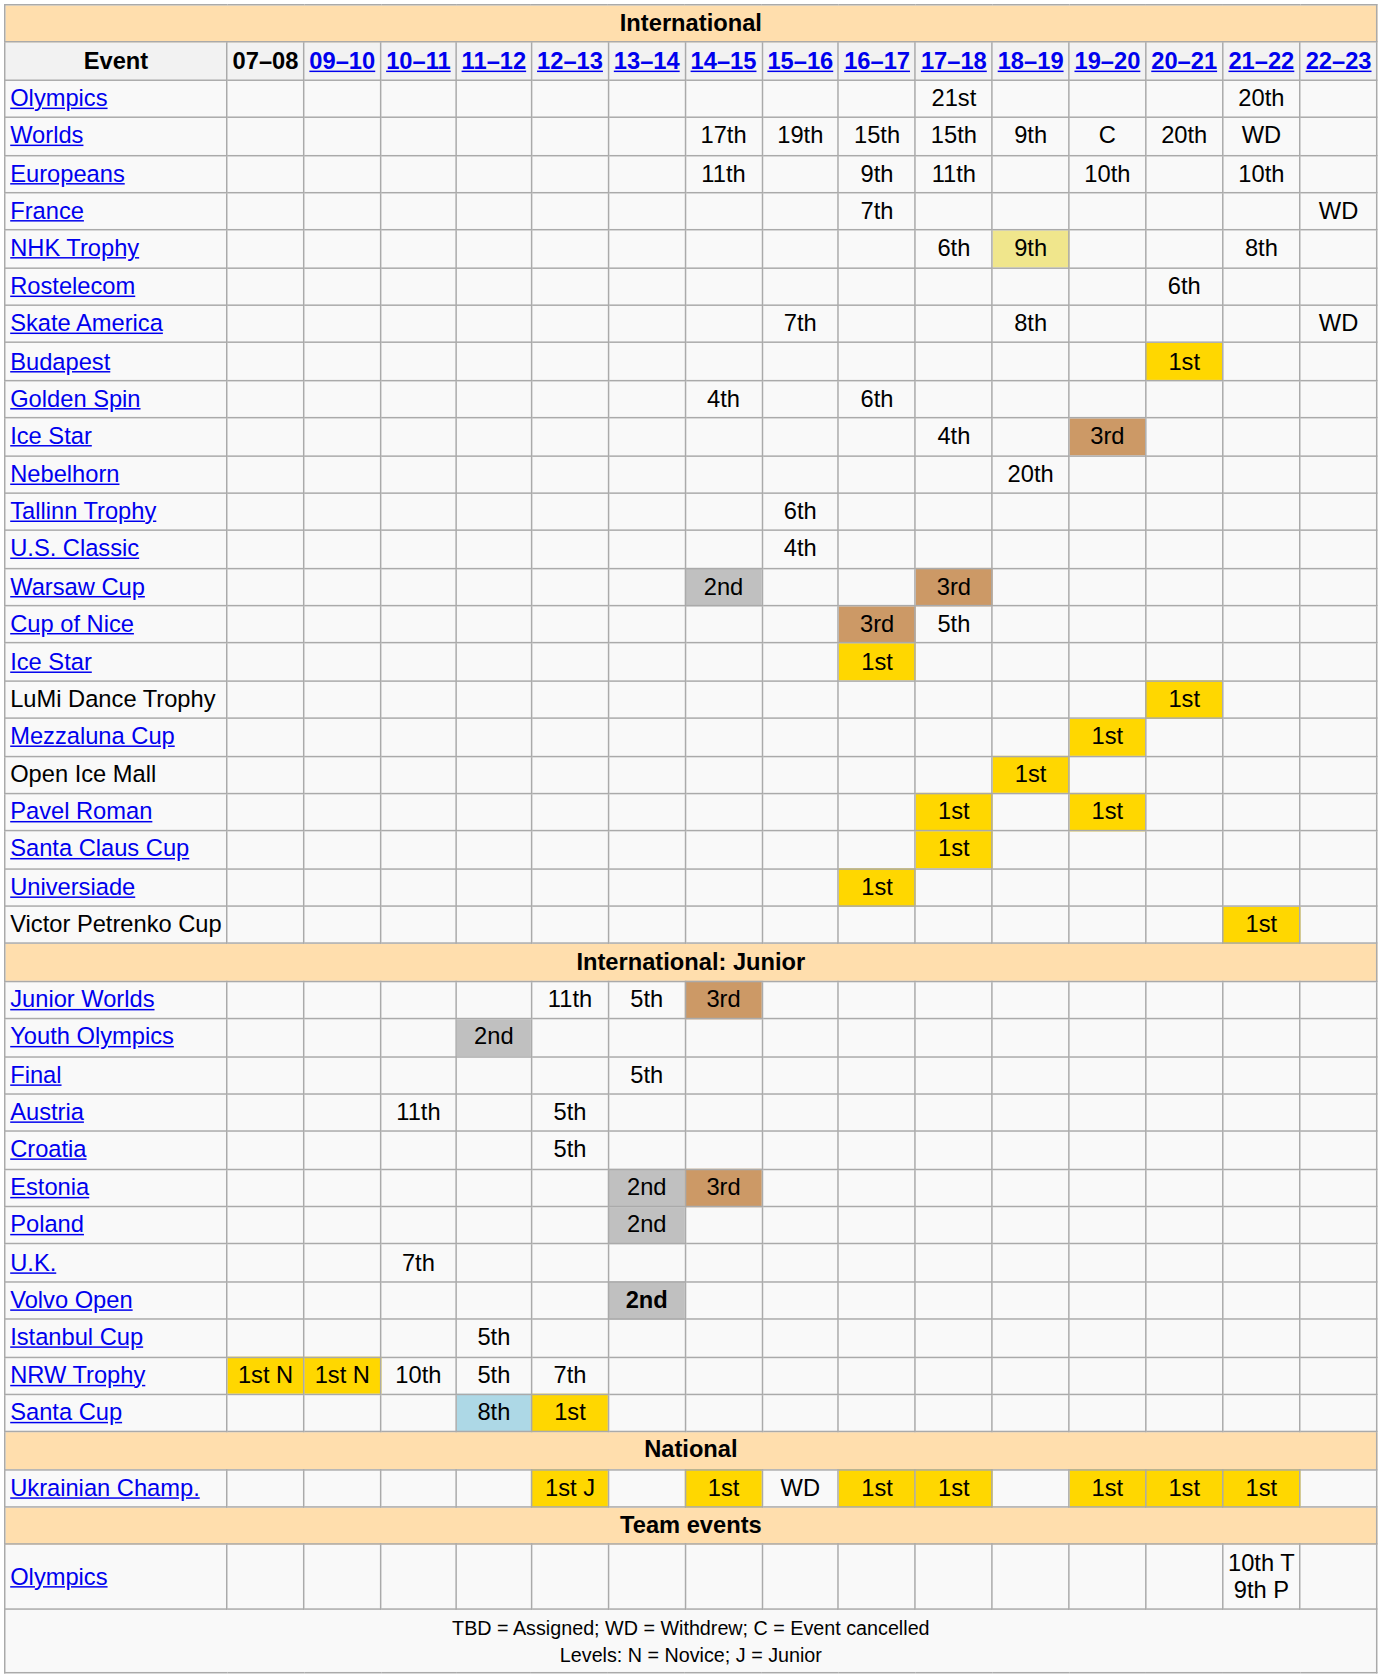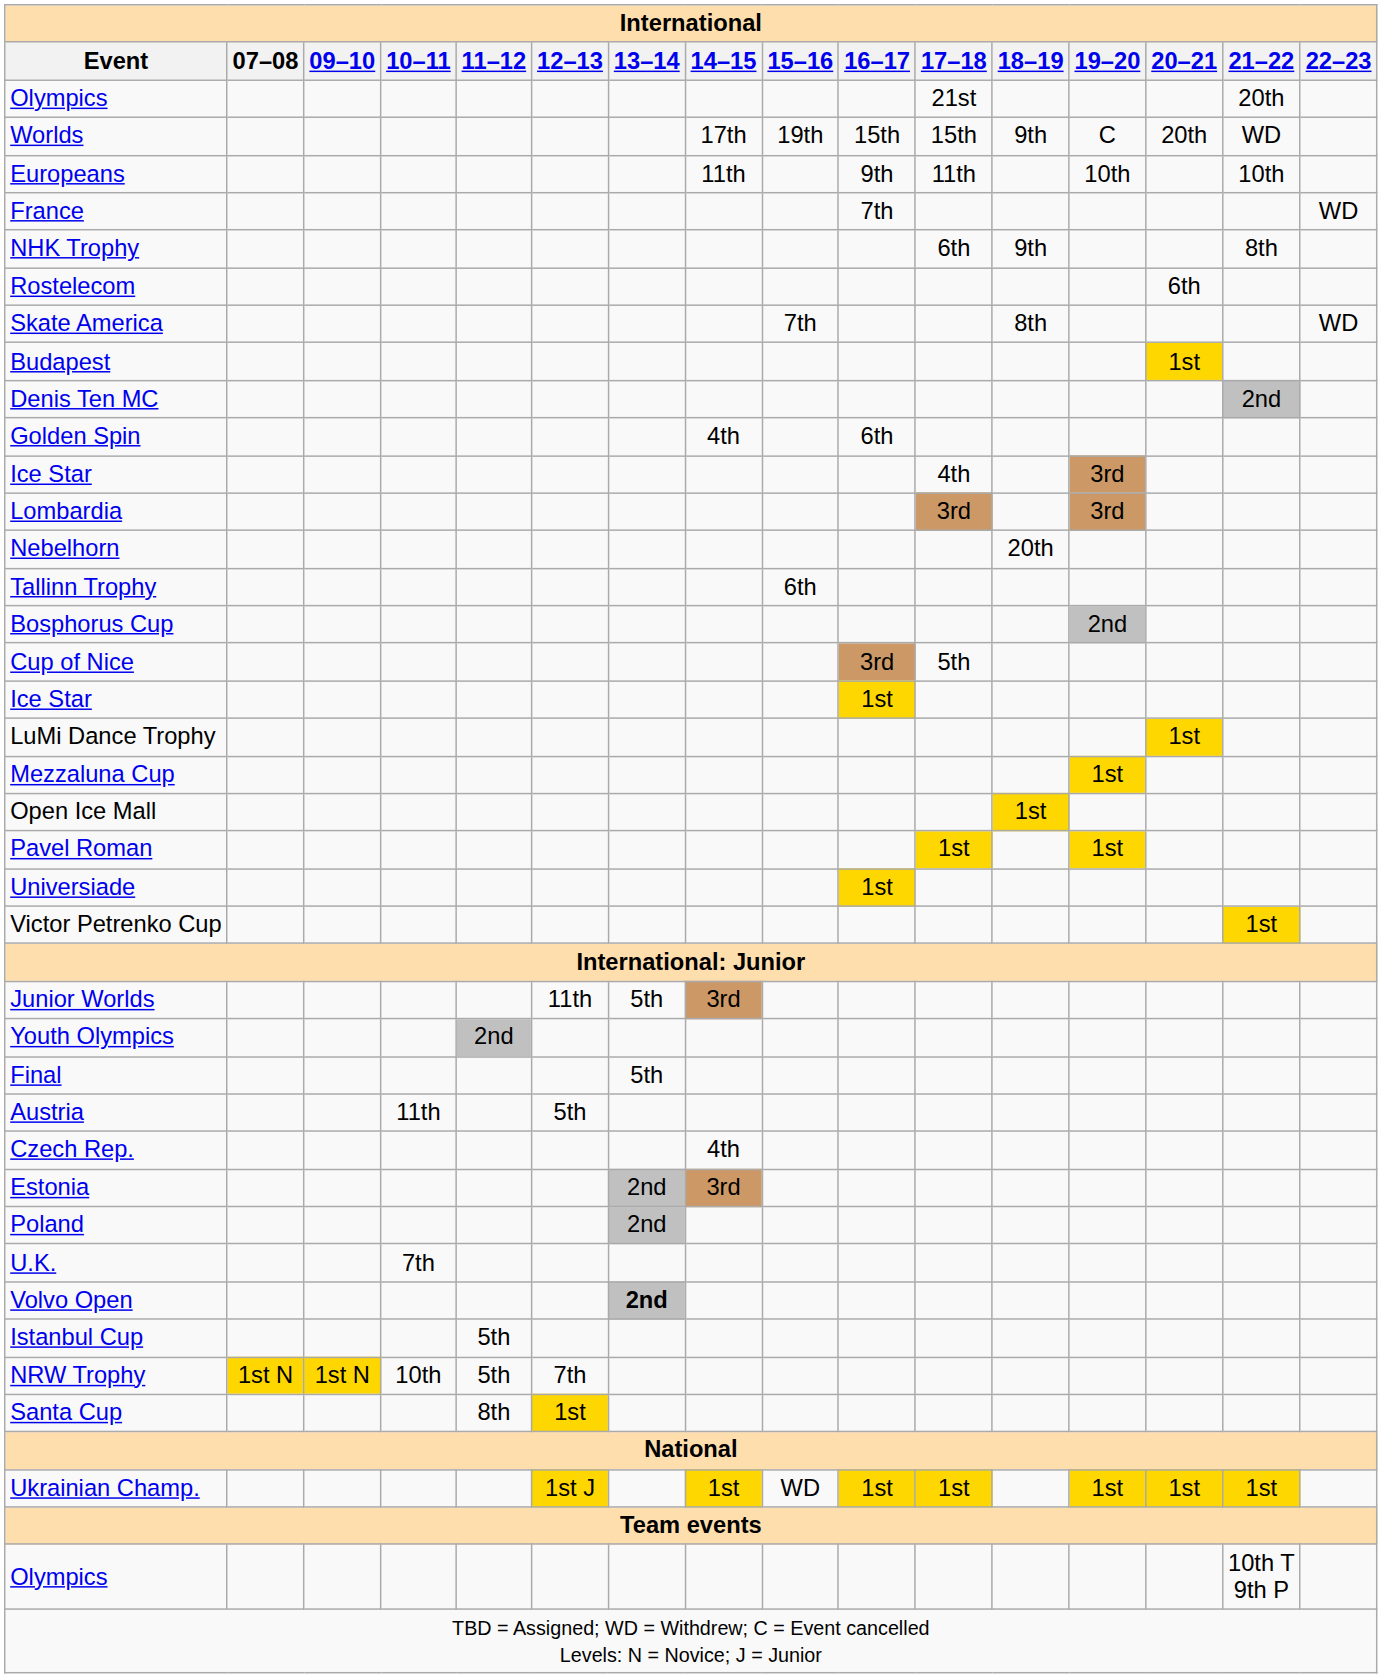(1031, 248) khaki background -> (1031, 248) no background
+ row: (84, 398)
+ row: (66, 511)
- row: (75, 549)
- row: (78, 586)
+ row: (92, 624)
- row: (100, 849)
- row: (48, 1149)
+ row: (72, 1149)
(494, 1412) lightblue background -> (494, 1412) no background
